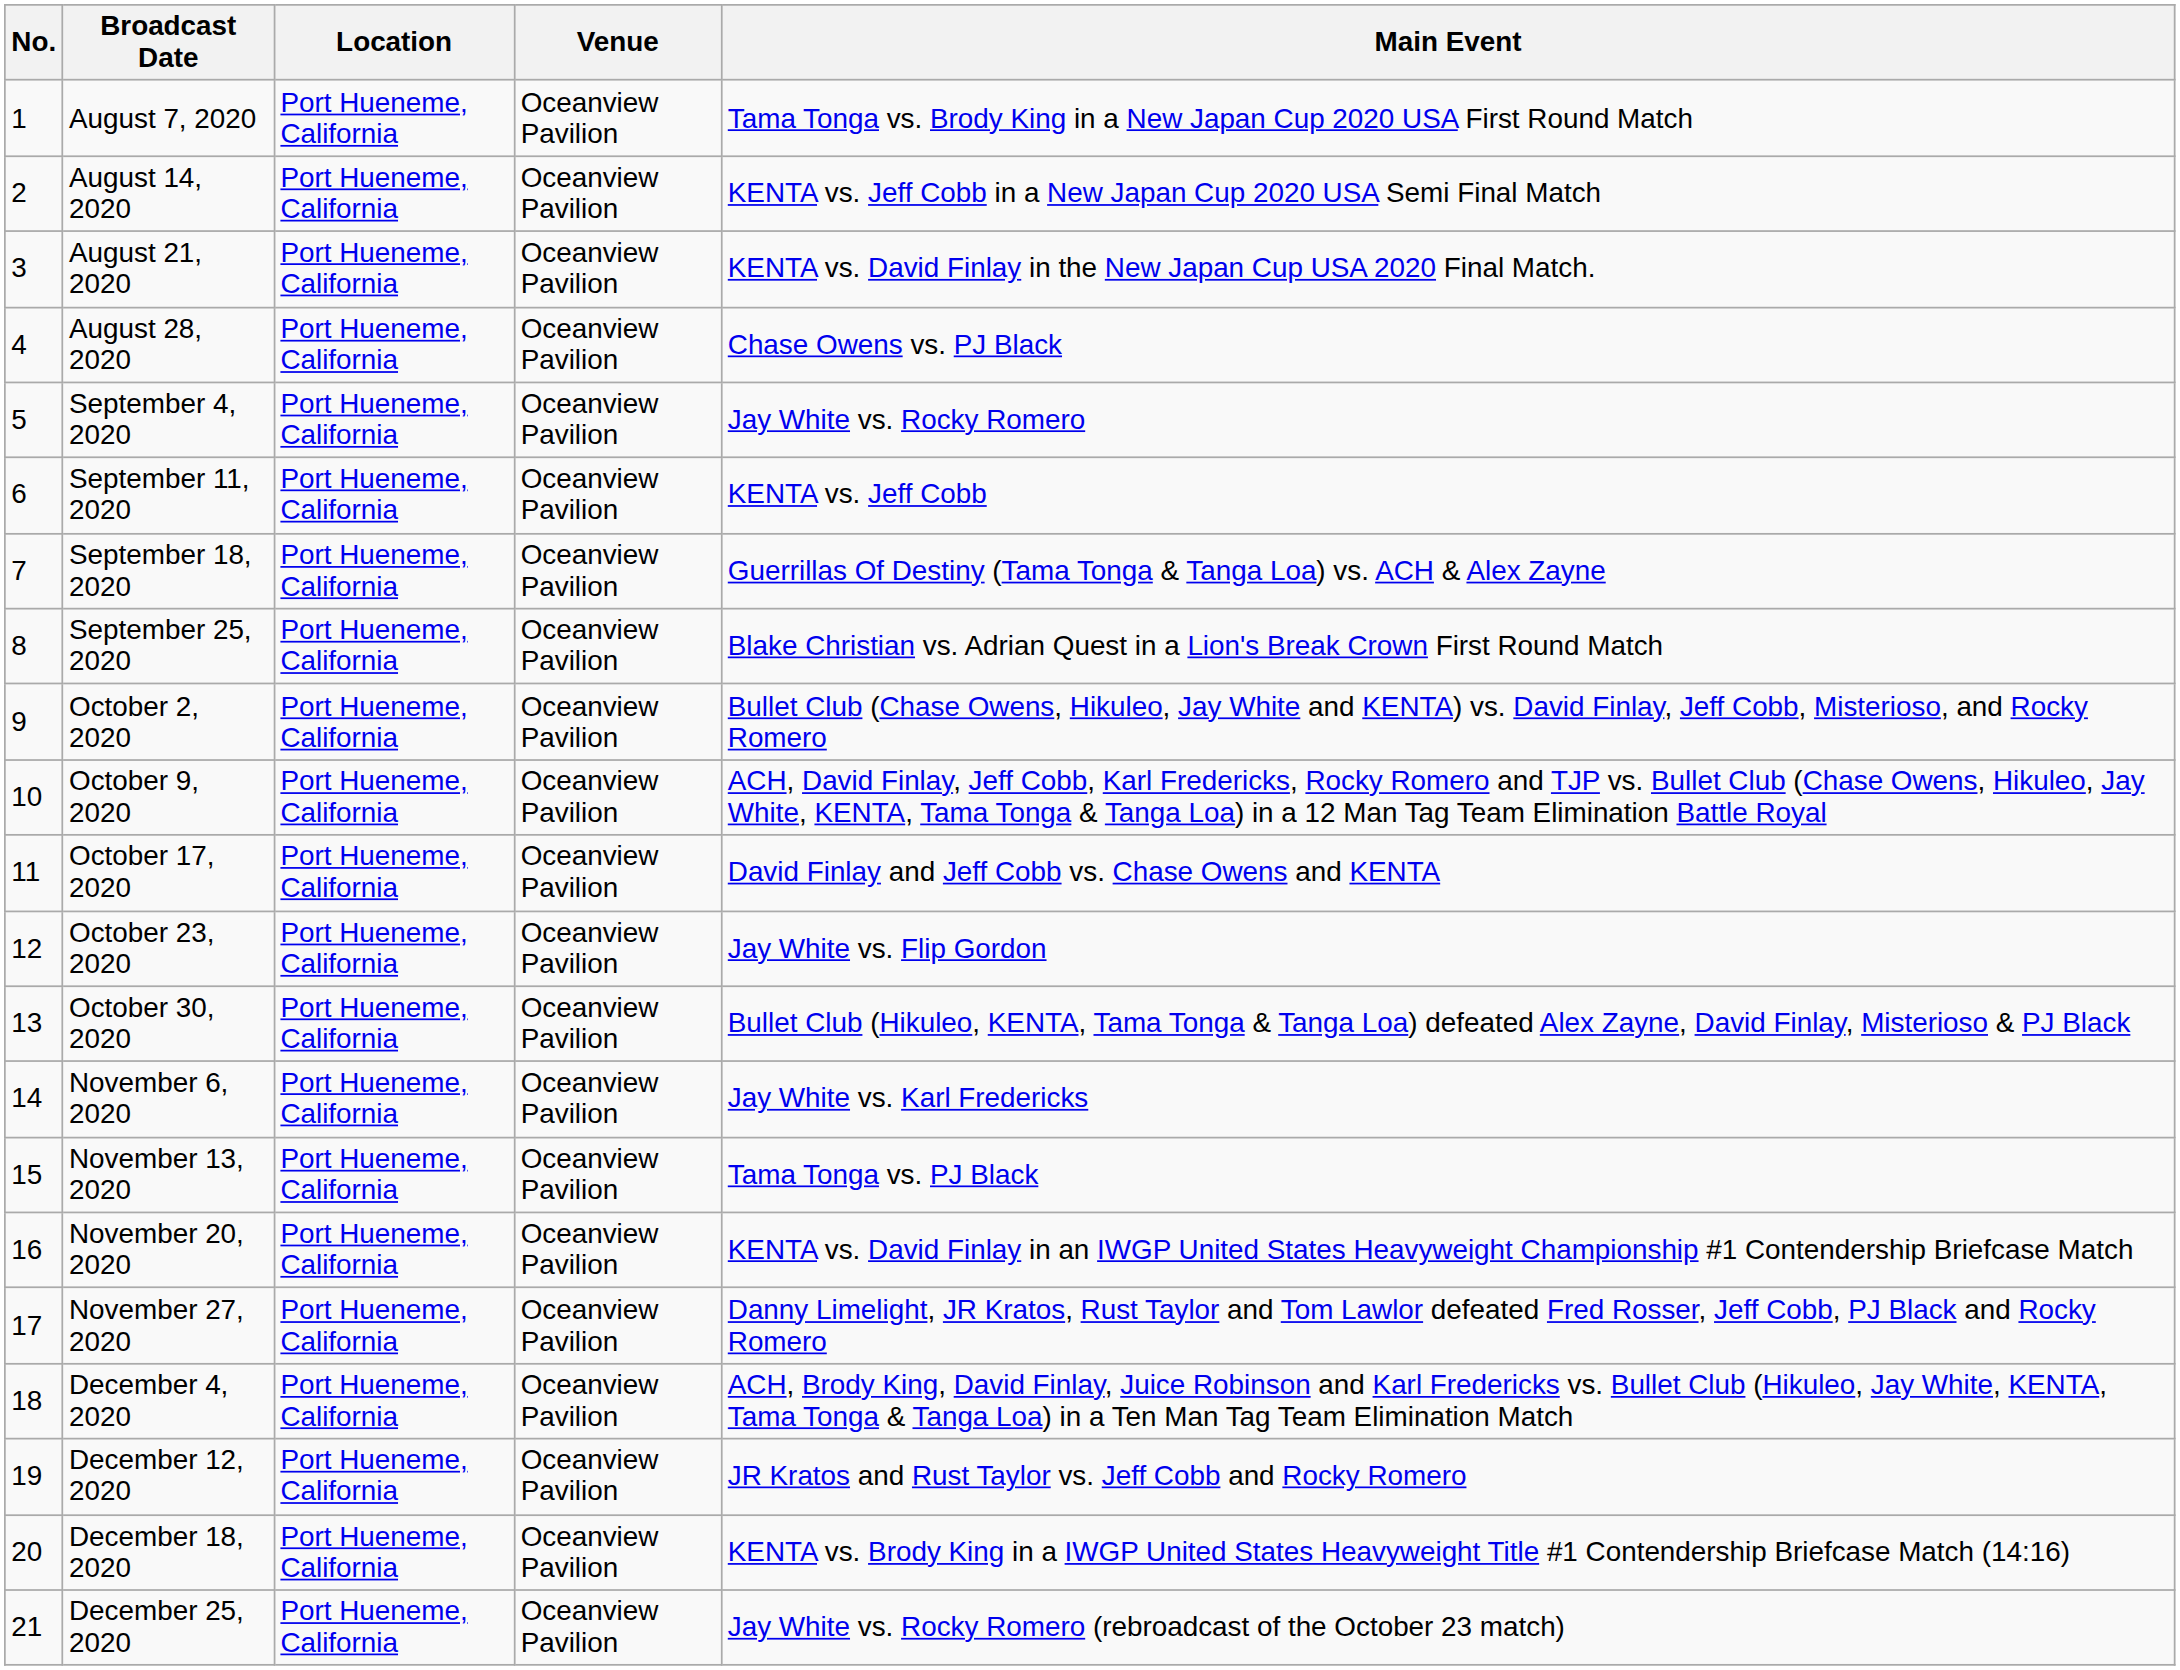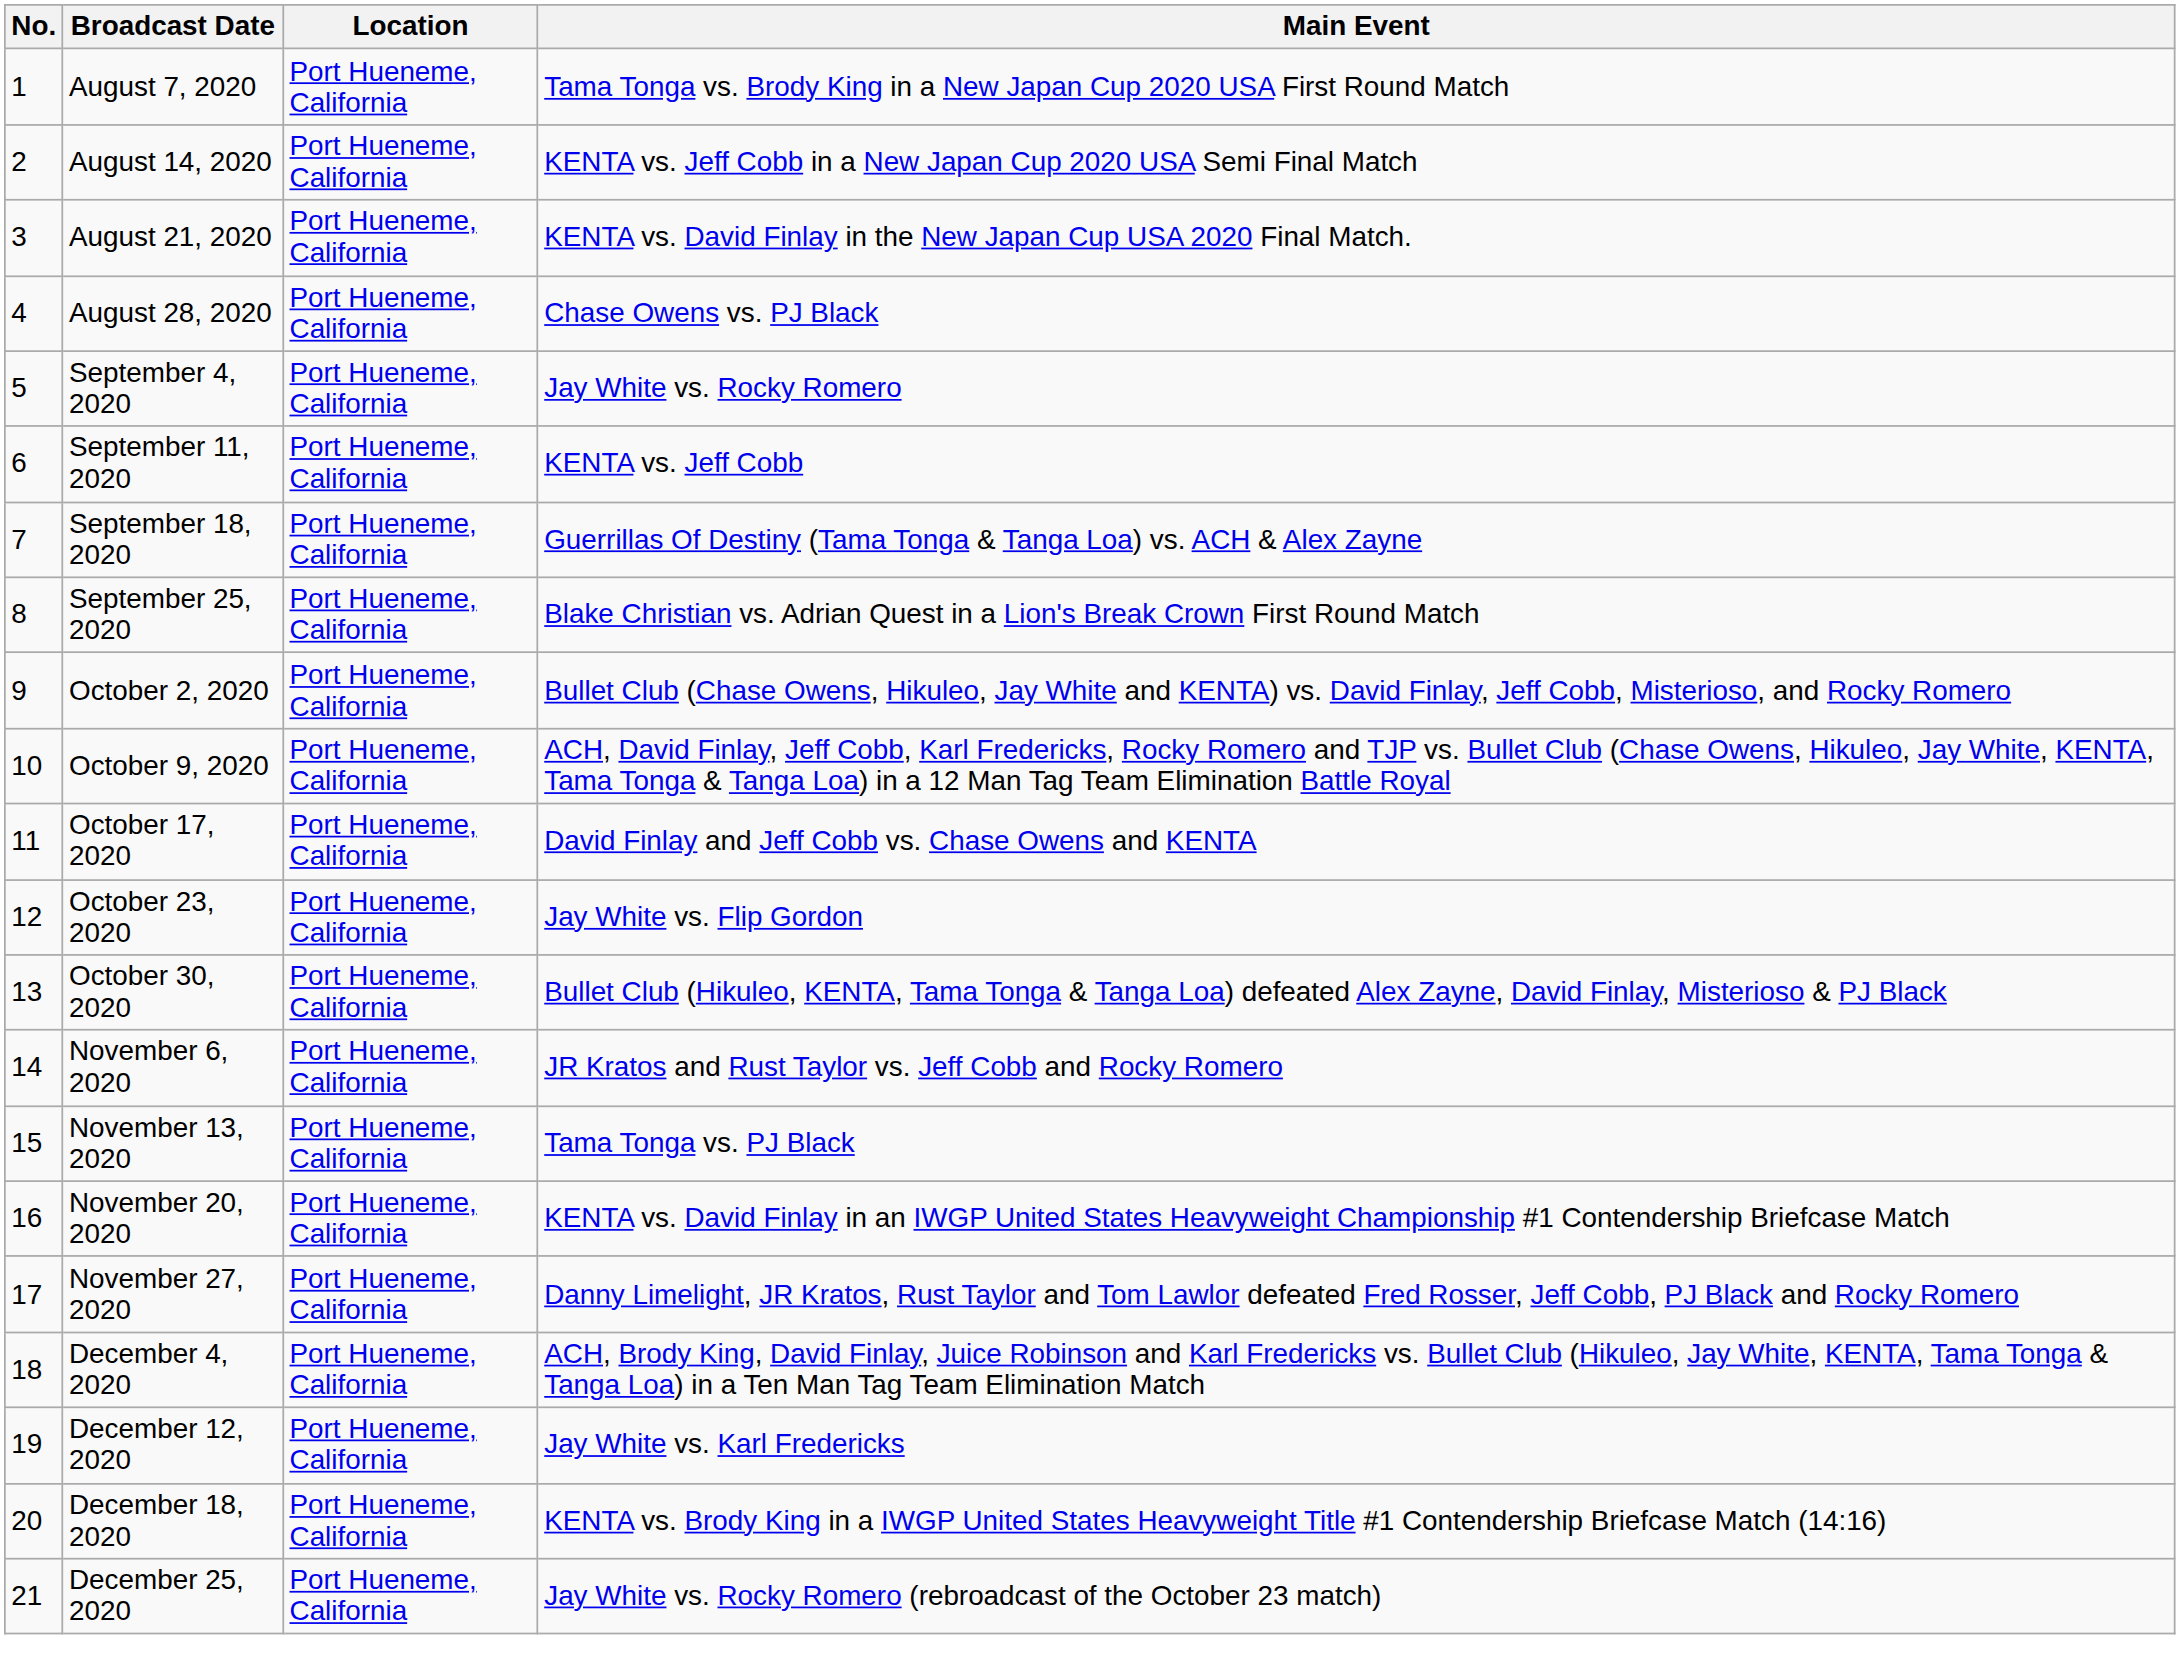- column: (618, 42)
(908, 1098) Jay White vs. Karl Fredericks -> (914, 1067) JR Kratos and Rust Taylor vs. Jeff Cobb and Rocky Romero
(1097, 1476) JR Kratos and Rust Taylor vs. Jeff Cobb and Rocky Romero -> (724, 1444) Jay White vs. Karl Fredericks
